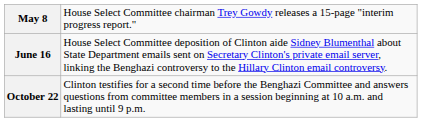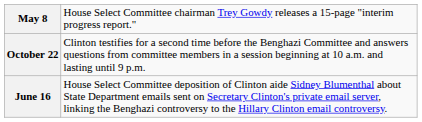rows swapped: (33, 54) <-> (33, 96)
